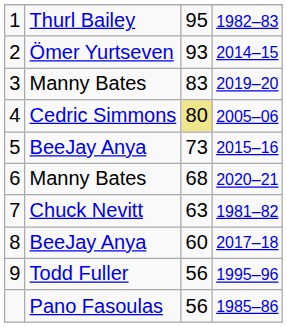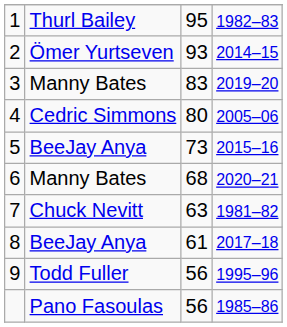(197, 115) khaki background -> (197, 115) no background
(197, 242) 60 -> (197, 242) 61
